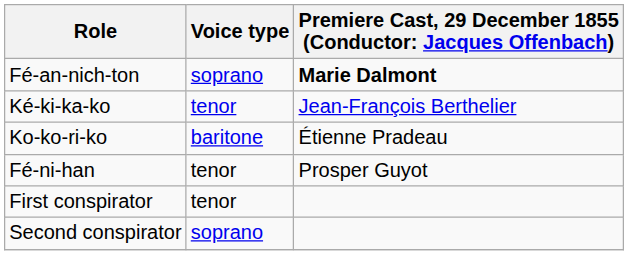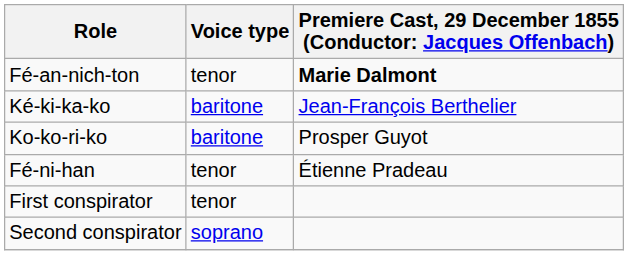(227, 74) soprano -> (214, 74) tenor
(214, 106) tenor -> (227, 106) baritone
(373, 138) Étienne Pradeau -> (363, 138) Prosper Guyot
(363, 169) Prosper Guyot -> (373, 169) Étienne Pradeau
